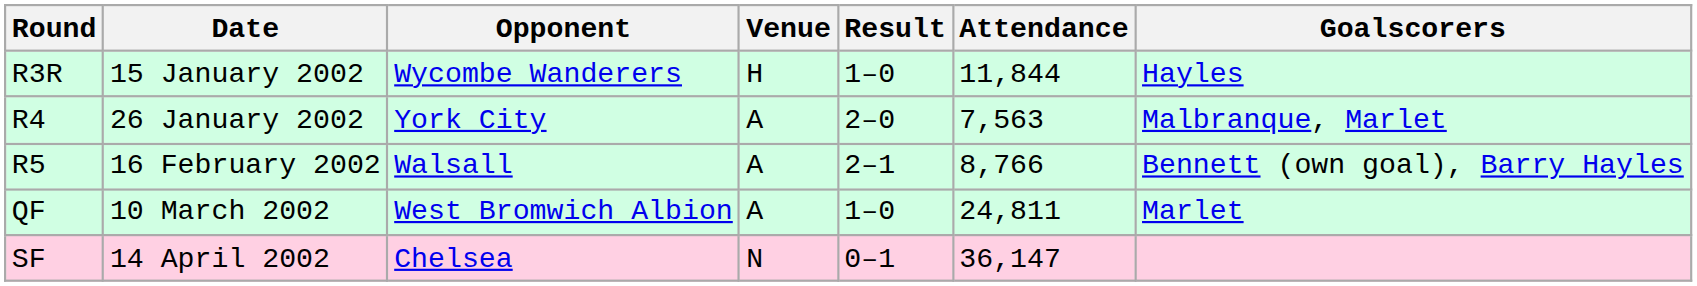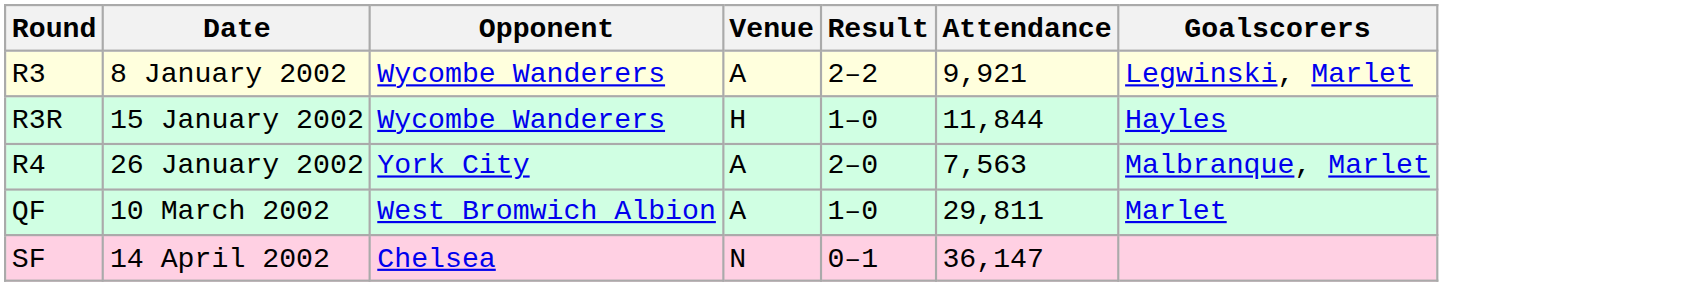+ row: (29, 74)
- row: (29, 166)
(1010, 212) 24,811 -> (993, 212) 29,811
